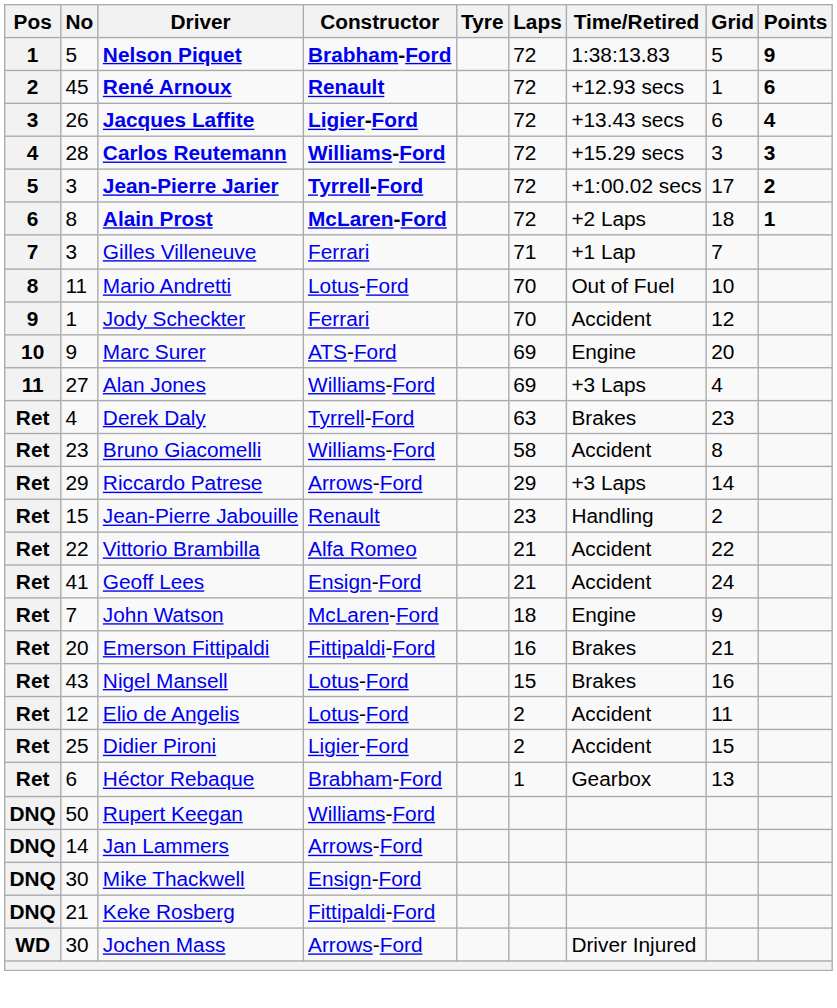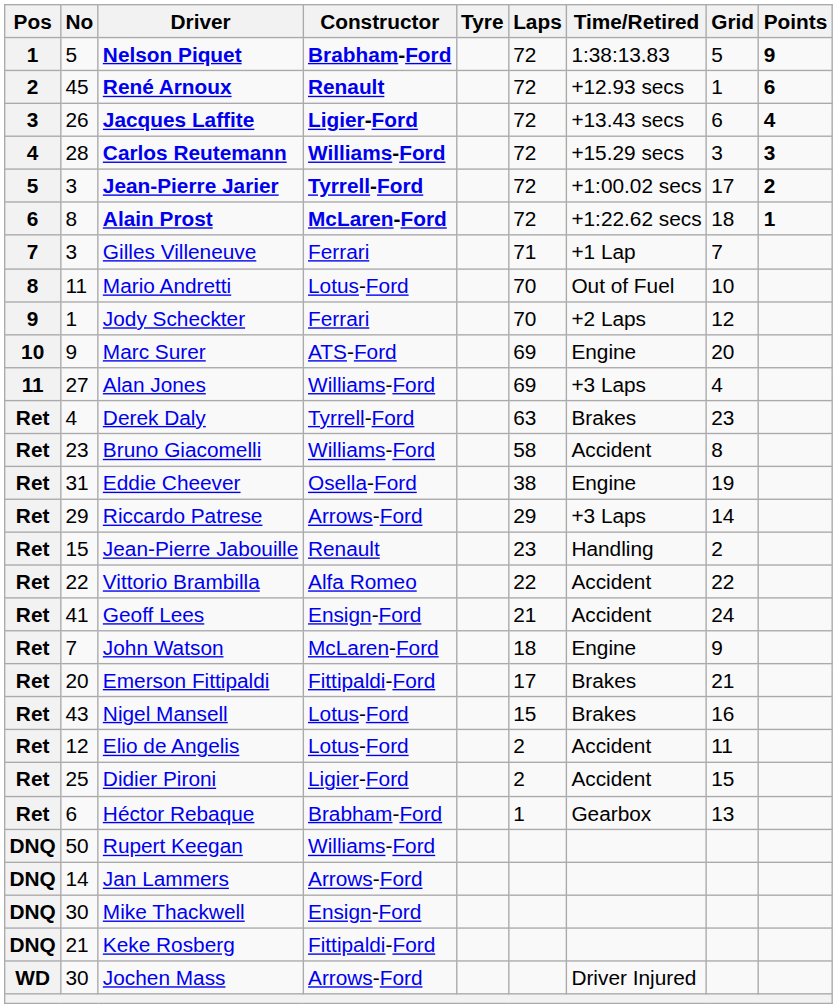(609, 219) +2 Laps -> (636, 219) +1:22.62 secs
(611, 318) Accident -> (609, 318) +2 Laps
+ row: (172, 483)
(525, 549) 21 -> (525, 582) 22
(525, 648) 16 -> (525, 681) 17
